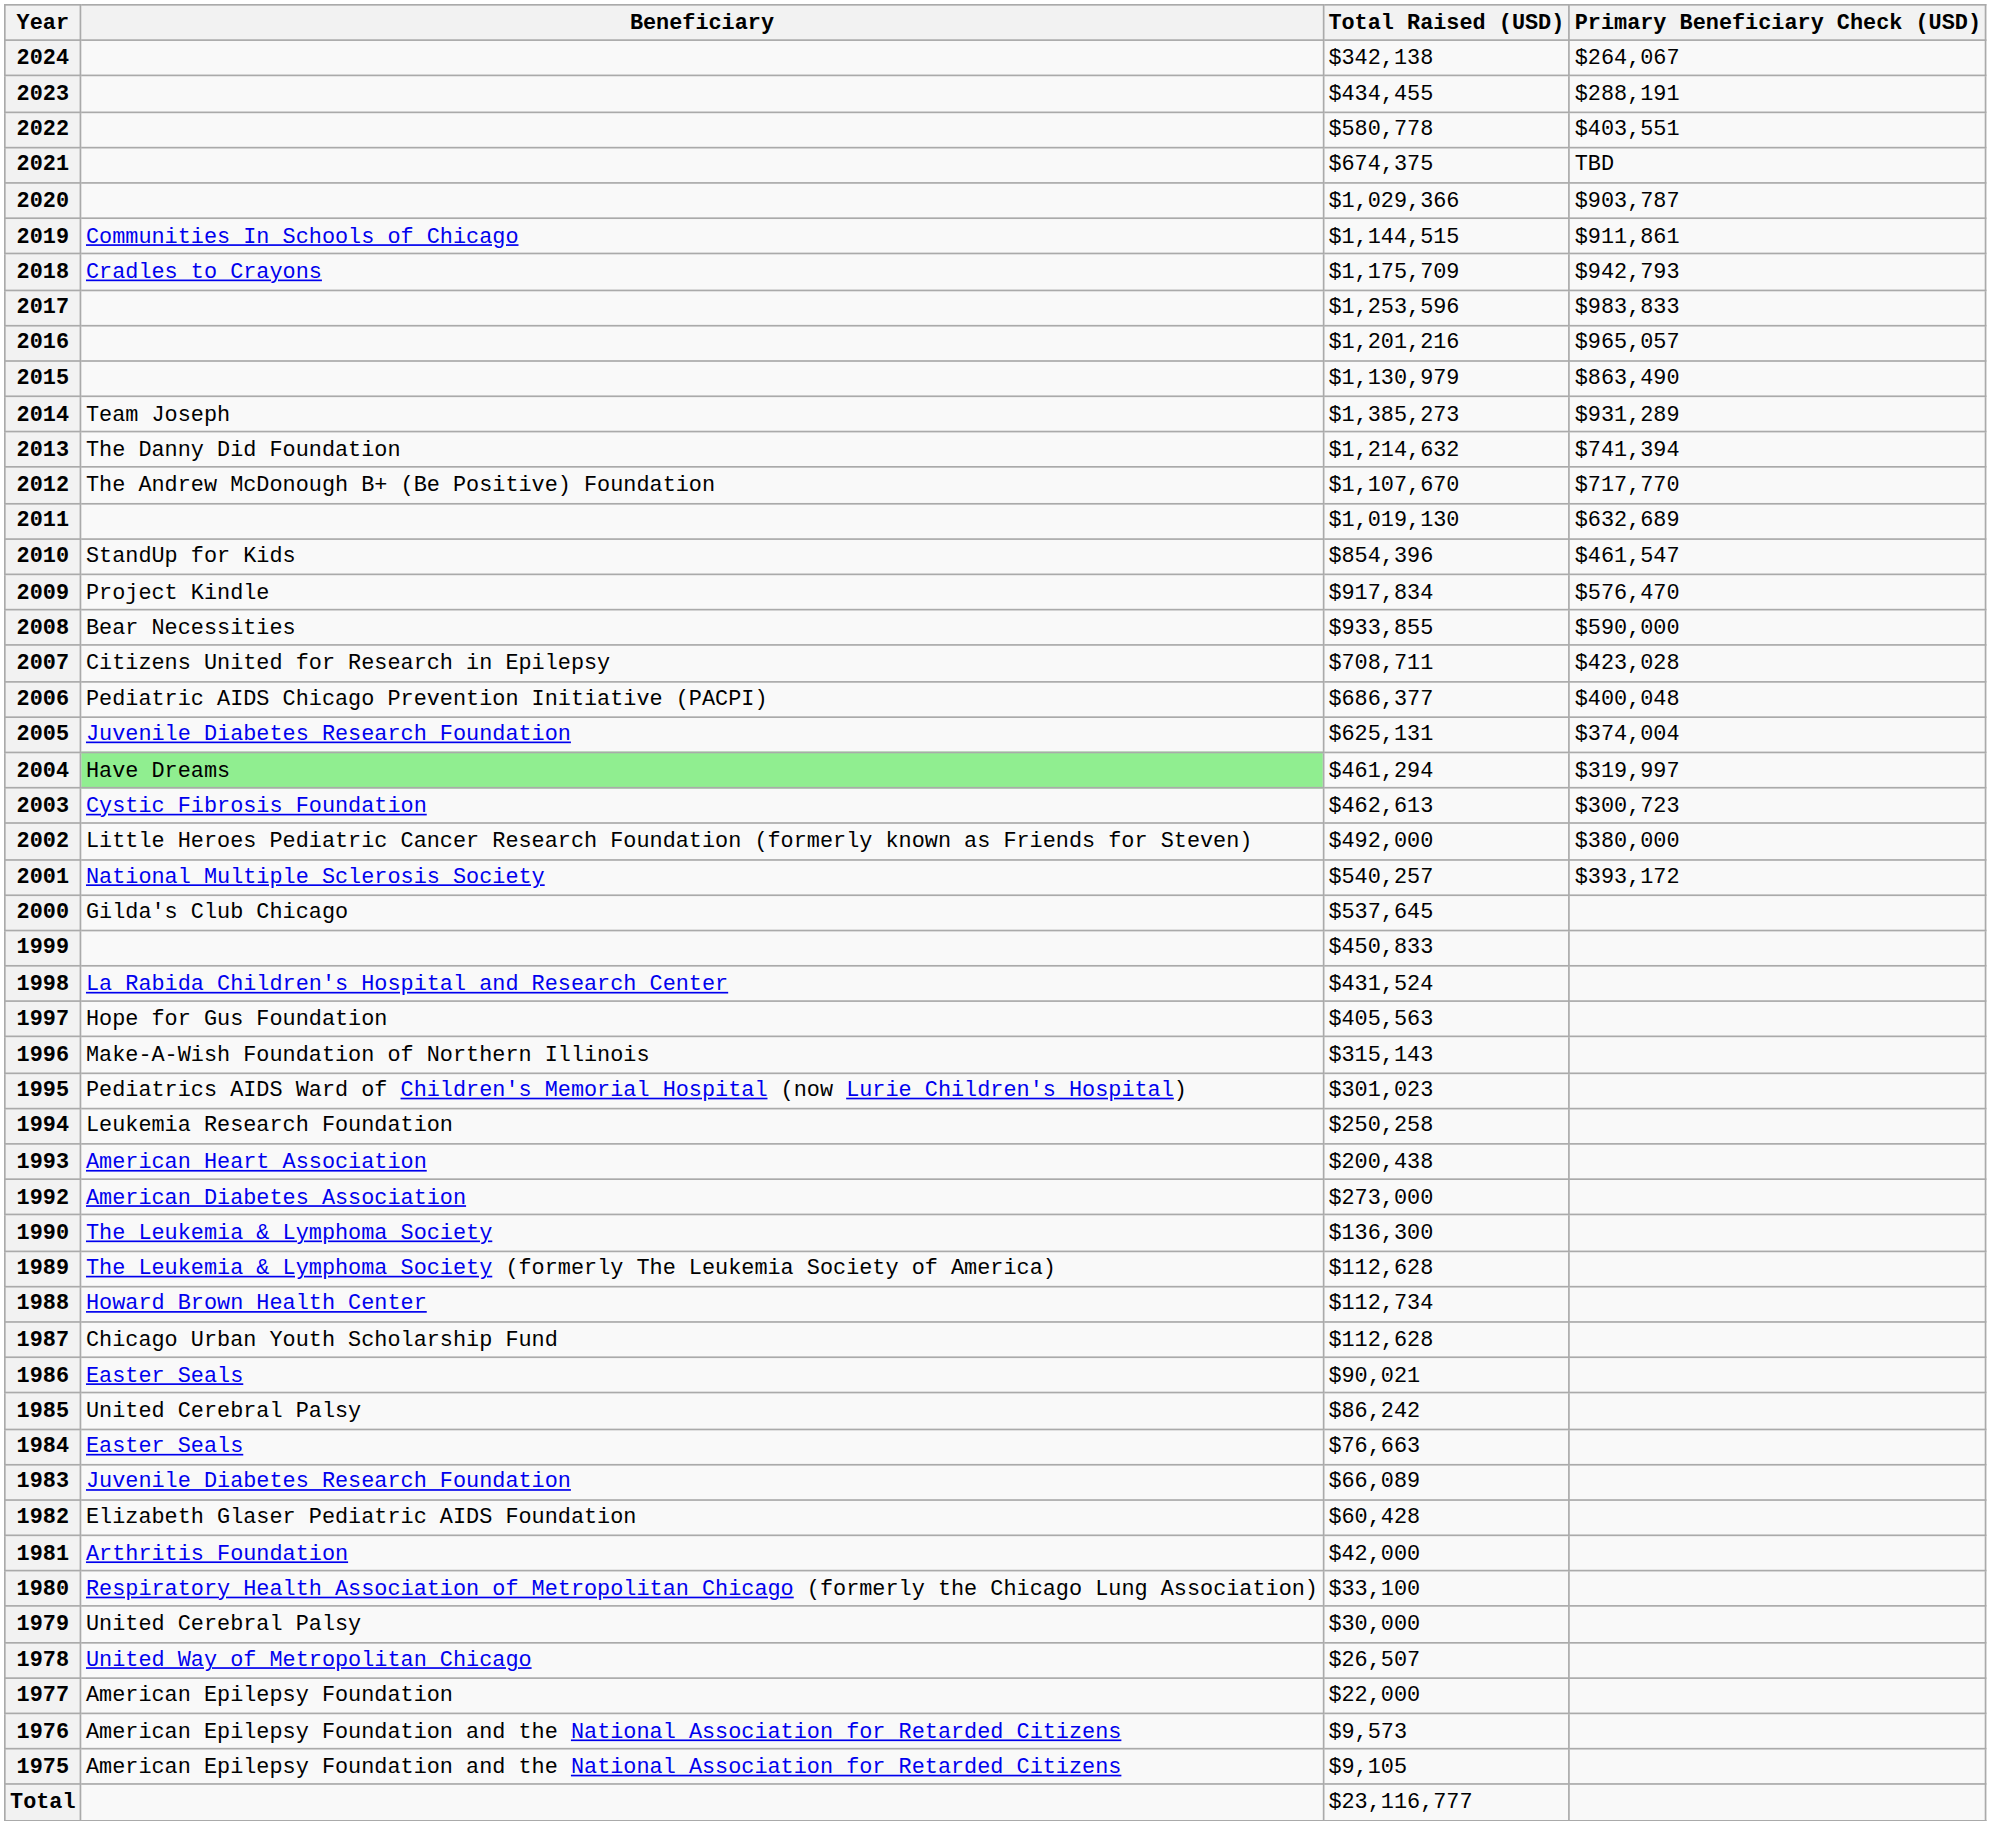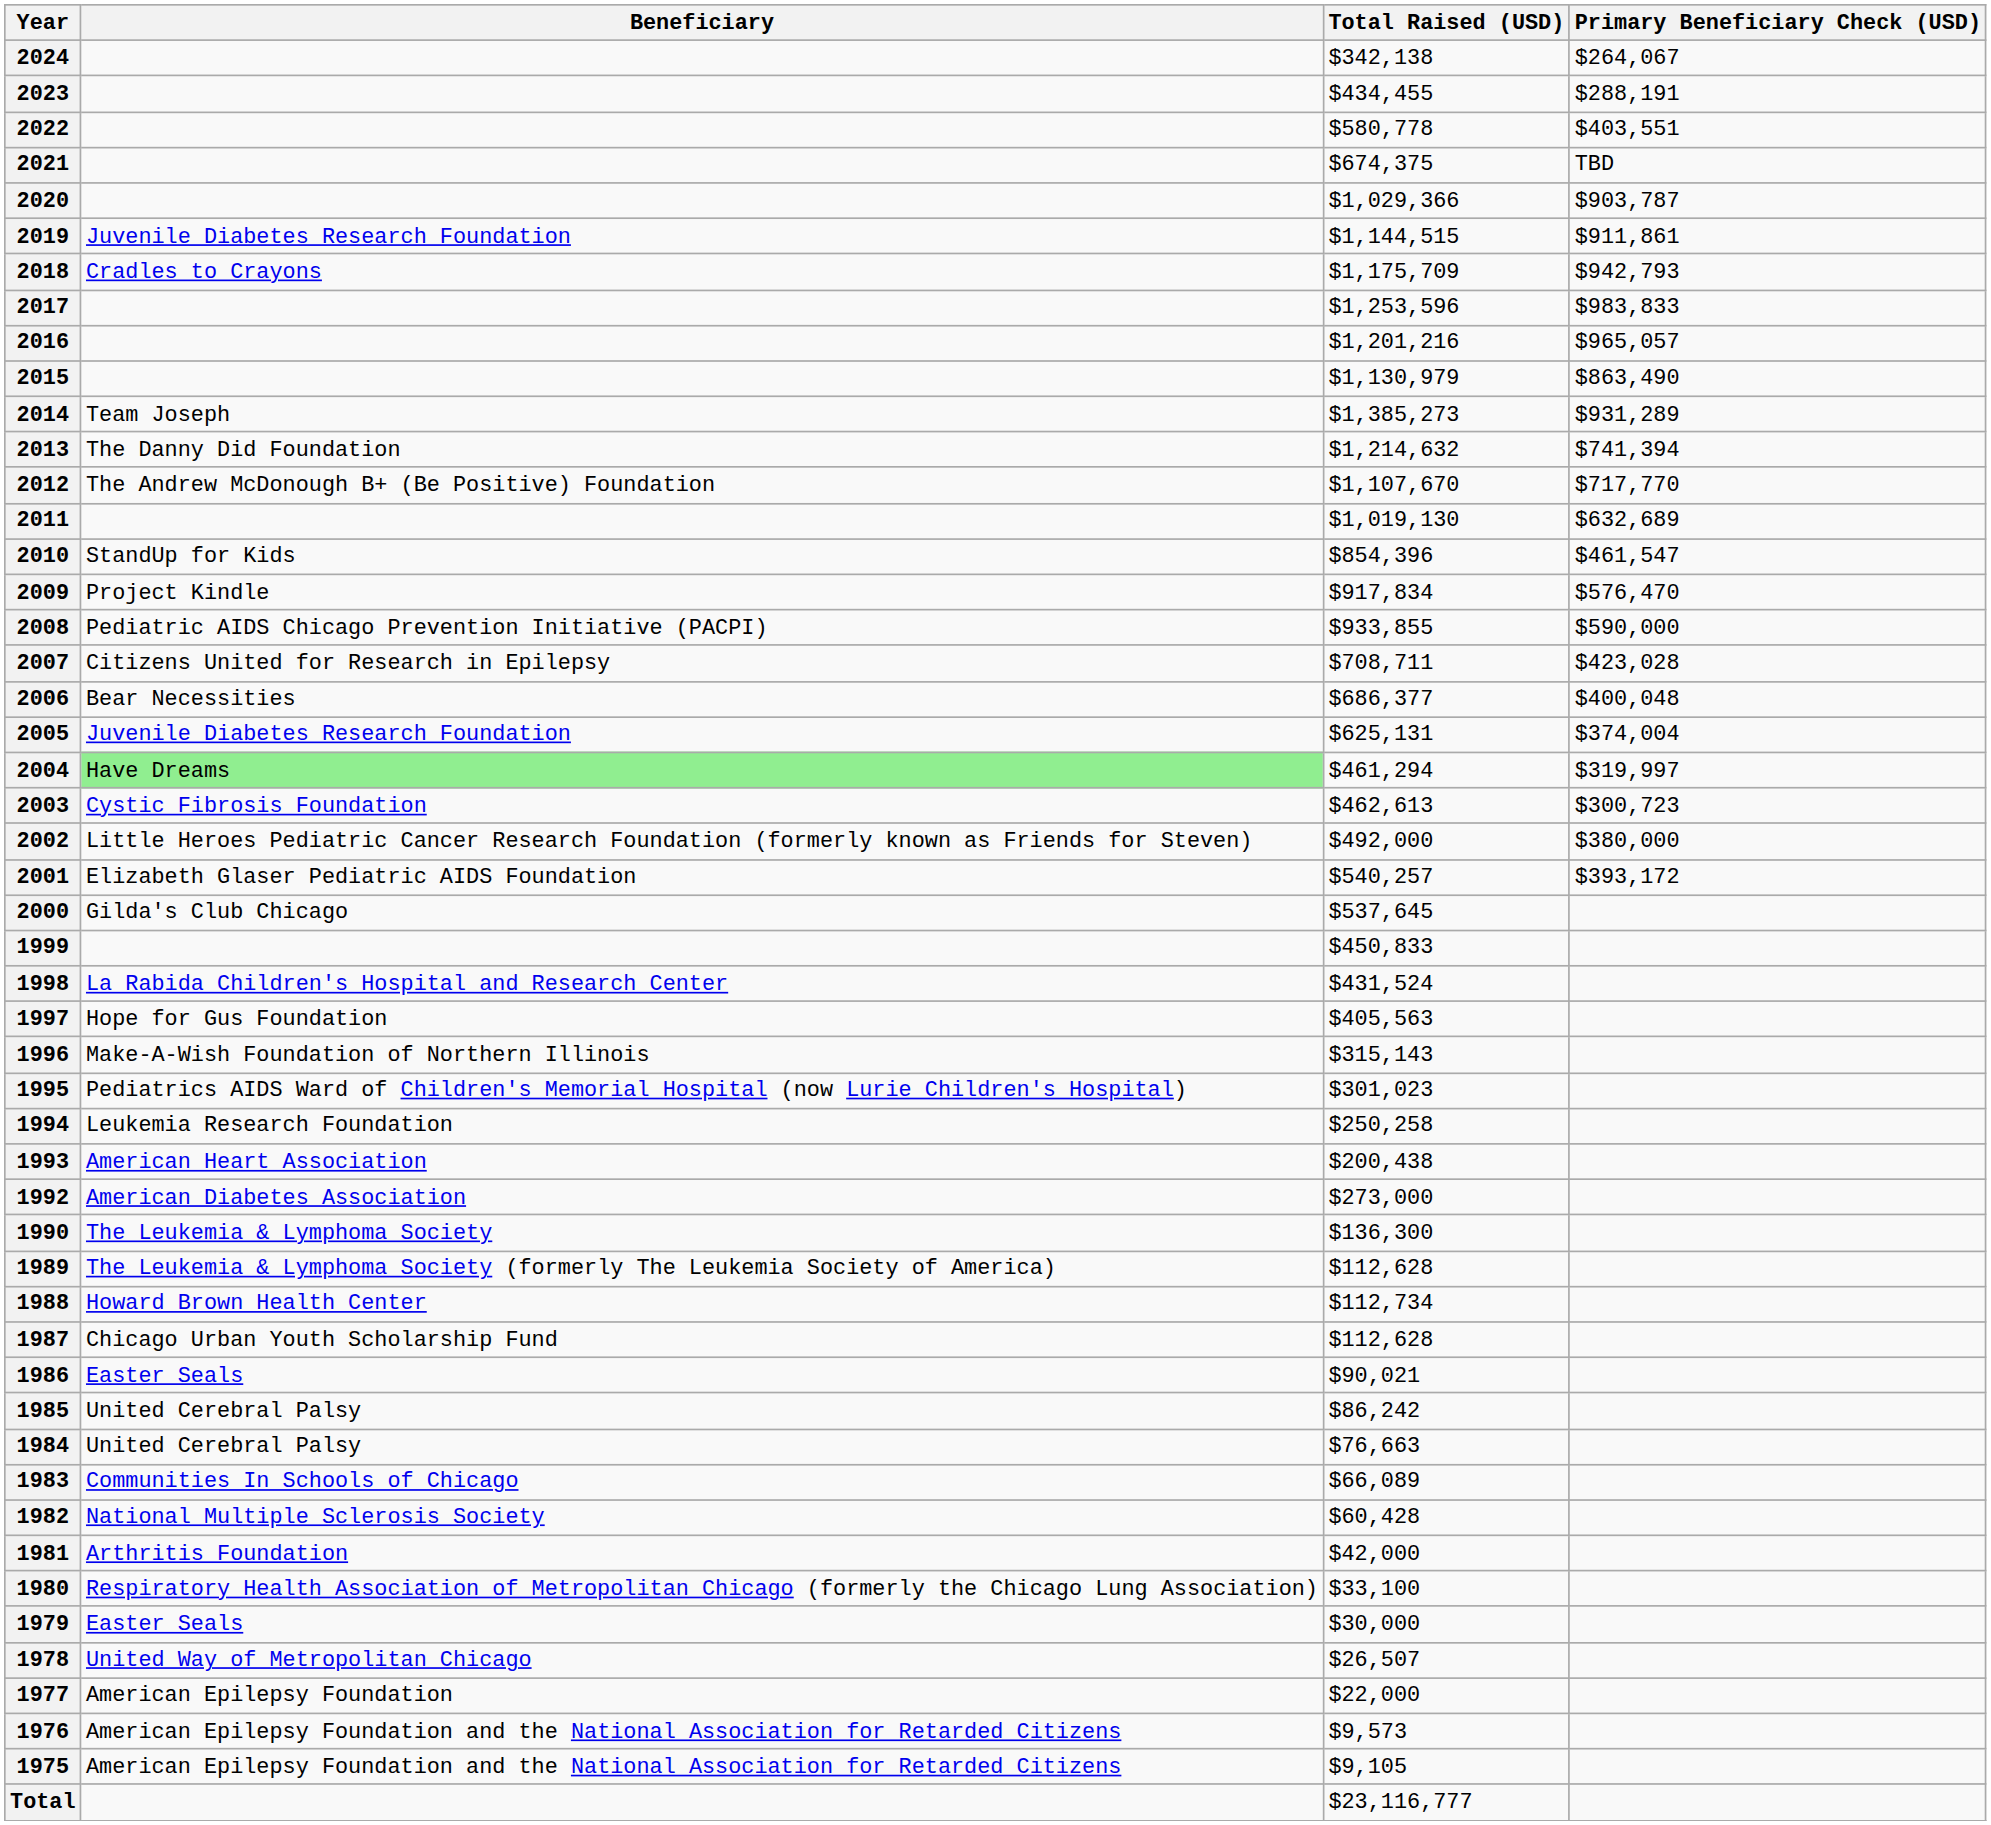(302, 236) Communities In Schools of Chicago -> (328, 236) Juvenile Diabetes Research Foundation
(191, 628) Bear Necessities -> (427, 628) Pediatric AIDS Chicago Prevention Initiative (PACPI)
(427, 699) Pediatric AIDS Chicago Prevention Initiative (PACPI) -> (191, 699) Bear Necessities
(315, 877) National Multiple Sclerosis Society -> (361, 877) Elizabeth Glaser Pediatric AIDS Foundation
(165, 1446) Easter Seals -> (224, 1446) United Cerebral Palsy
(328, 1482) Juvenile Diabetes Research Foundation -> (302, 1482) Communities In Schools of Chicago
(361, 1518) Elizabeth Glaser Pediatric AIDS Foundation -> (315, 1518) National Multiple Sclerosis Society
(224, 1624) United Cerebral Palsy -> (165, 1624) Easter Seals
